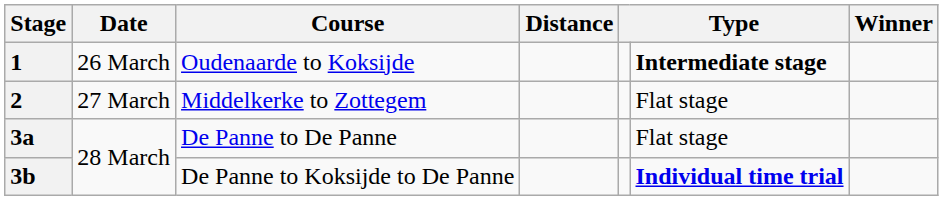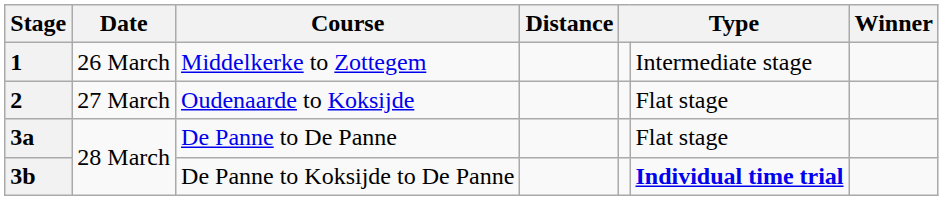(298, 61) Oudenaarde to Koksijde -> (304, 61) Middelkerke to Zottegem
(731, 61) bold -> (724, 61) normal
(304, 99) Middelkerke to Zottegem -> (298, 99) Oudenaarde to Koksijde
